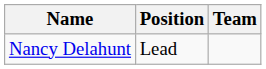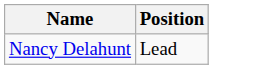- column: (235, 19)
